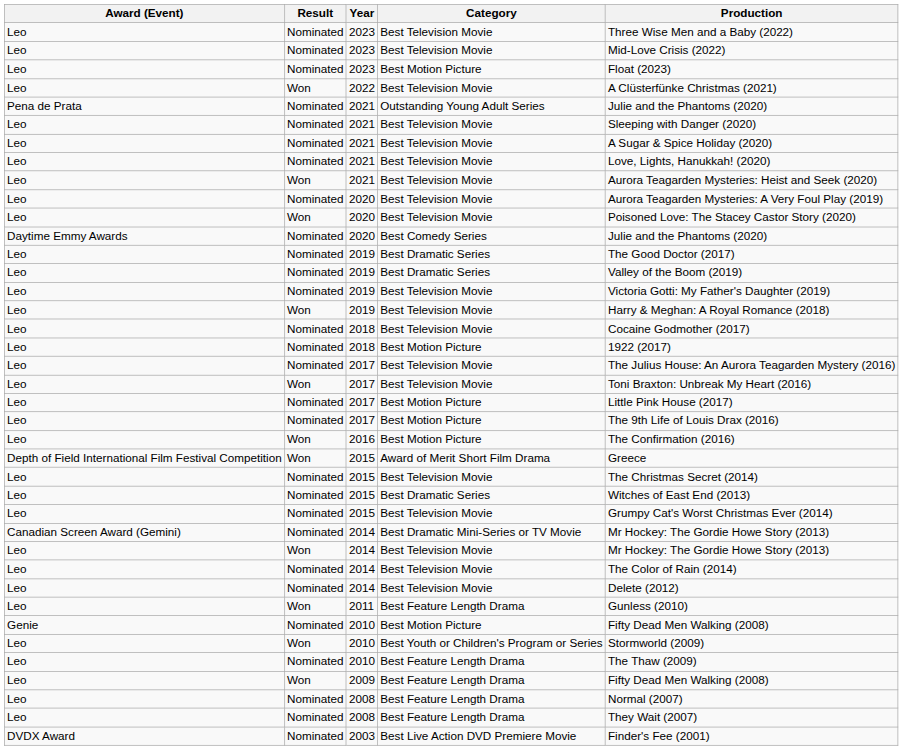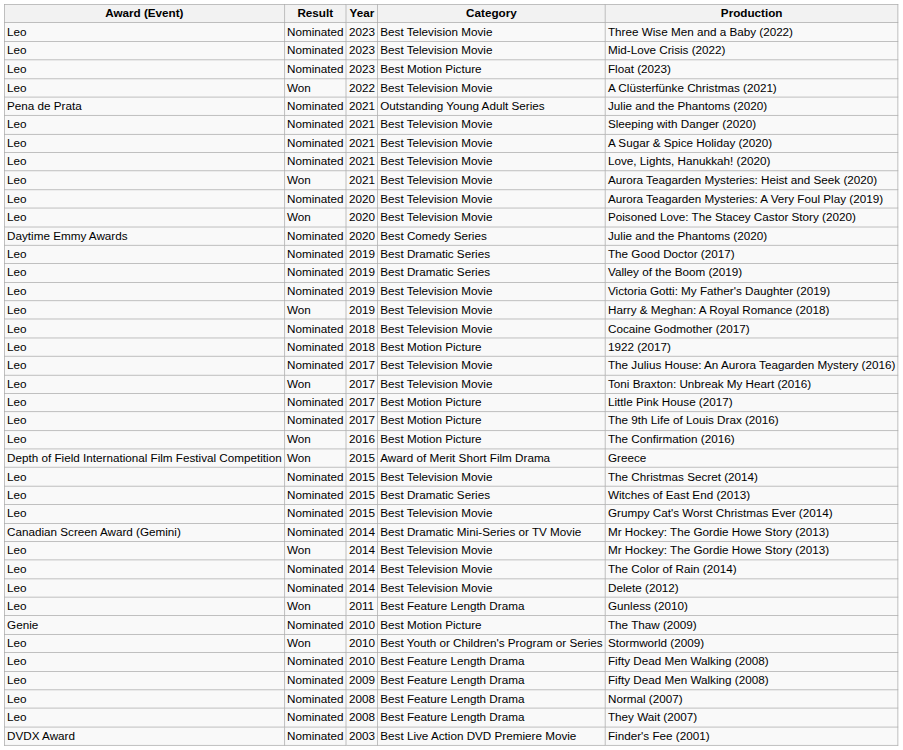(688, 625) Fifty Dead Men Walking (2008) -> (652, 625) The Thaw (2009)
(652, 662) The Thaw (2009) -> (688, 662) Fifty Dead Men Walking (2008)
(299, 680) Won -> (315, 680) Nominated
